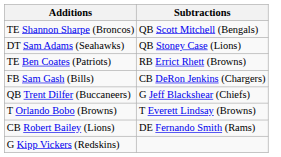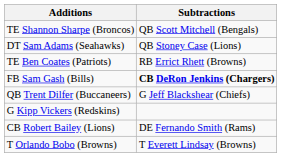(202, 78) normal -> (207, 78) bold
rows swapped: (62, 111) <-> (63, 144)
